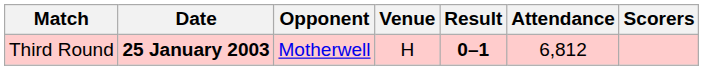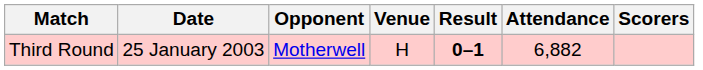(196, 49) bold -> (193, 49) normal
(563, 49) 6,812 -> (558, 49) 6,882
